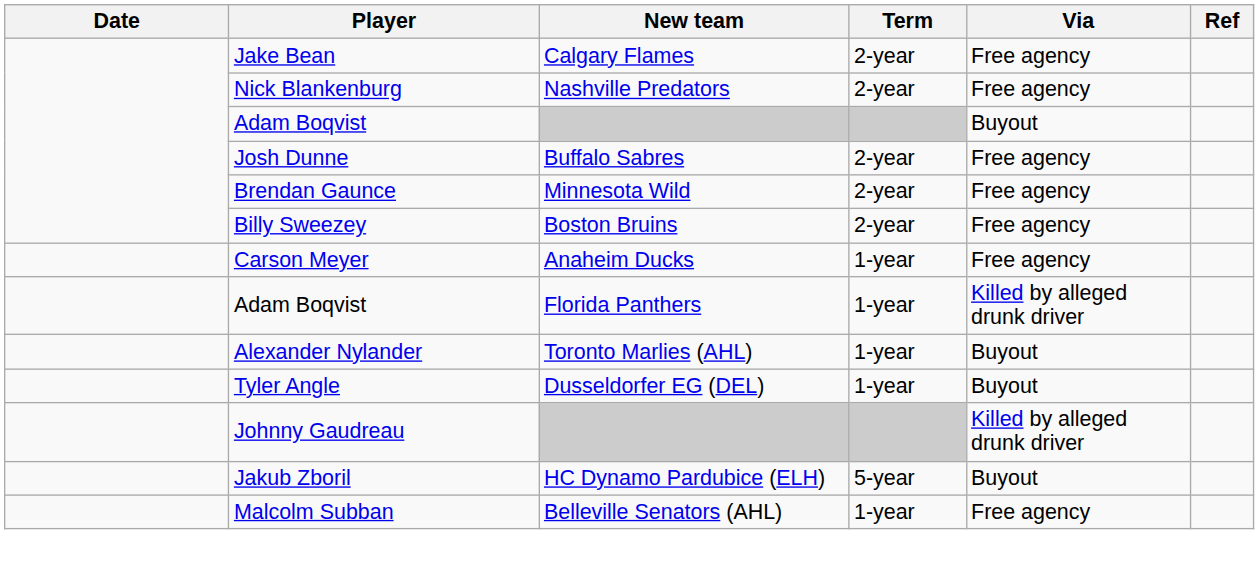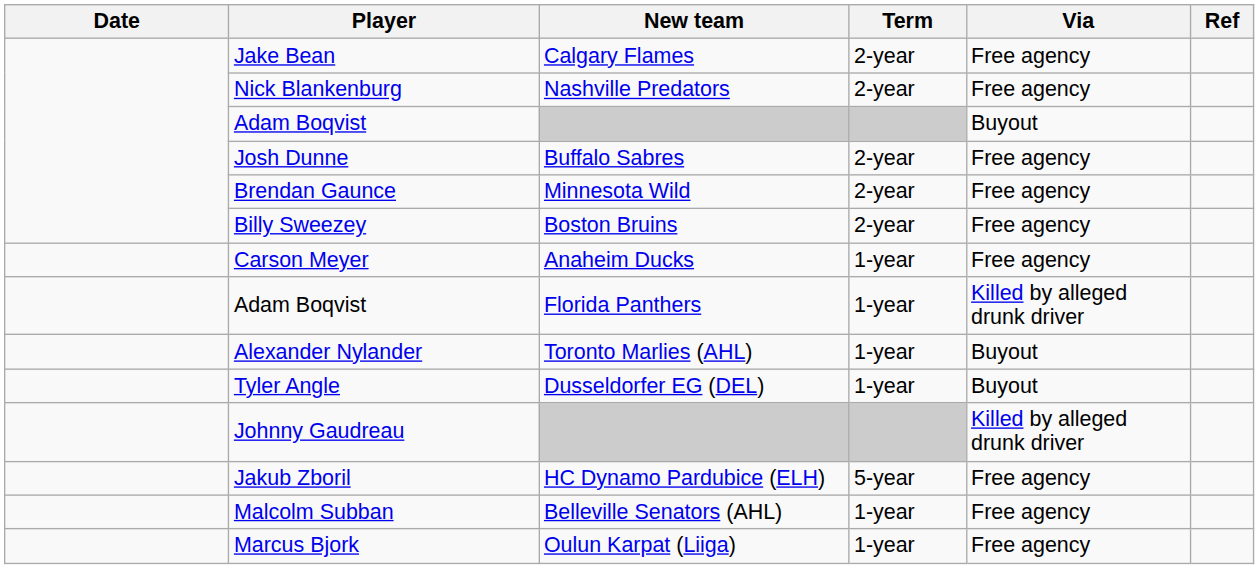(1004, 477) Buyout -> (1031, 477) Free agency
+ row: (296, 545)
